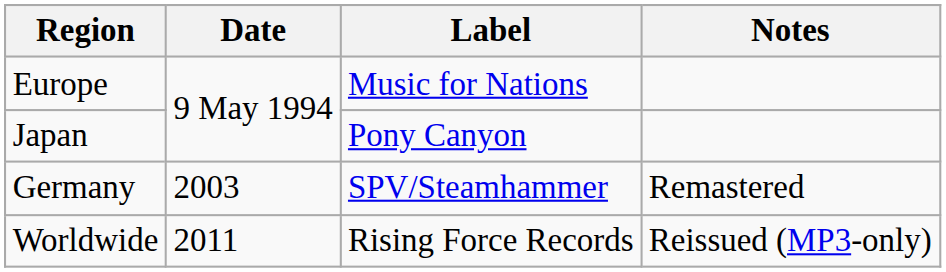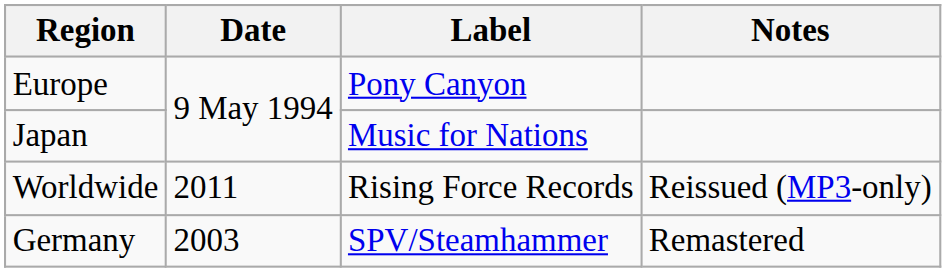(468, 82) Music for Nations -> (437, 82) Pony Canyon
(437, 135) Pony Canyon -> (468, 135) Music for Nations
rows swapped: (74, 187) <-> (85, 239)
